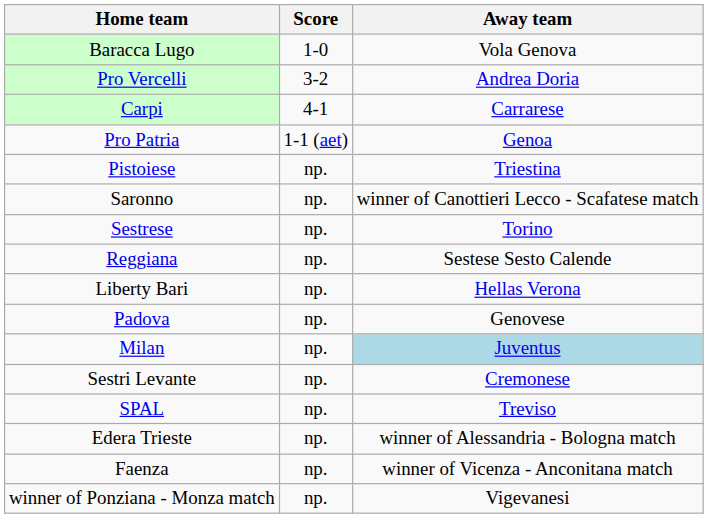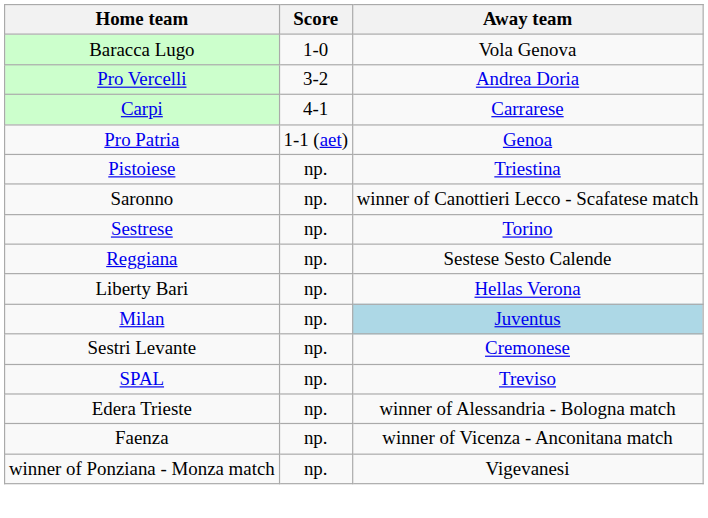- row: (142, 318)
